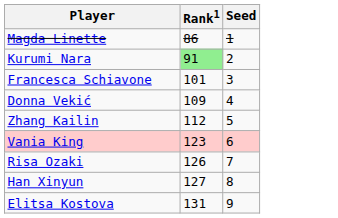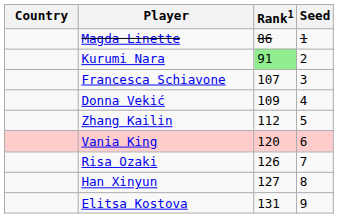+ column: (41, 16)
(195, 80) 101 -> (269, 80) 107
(195, 141) 123 -> (269, 141) 120
